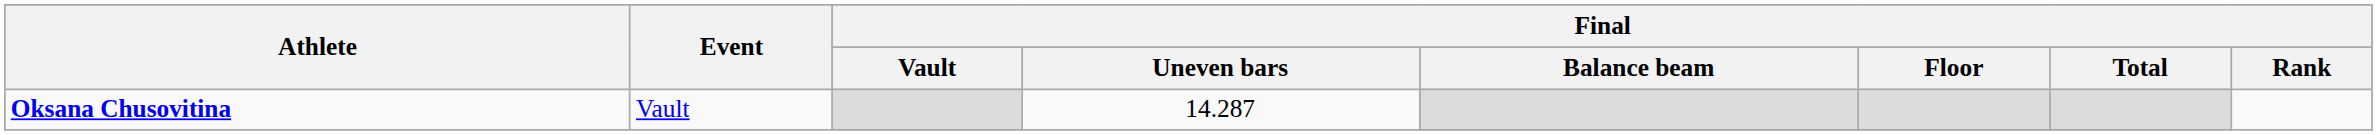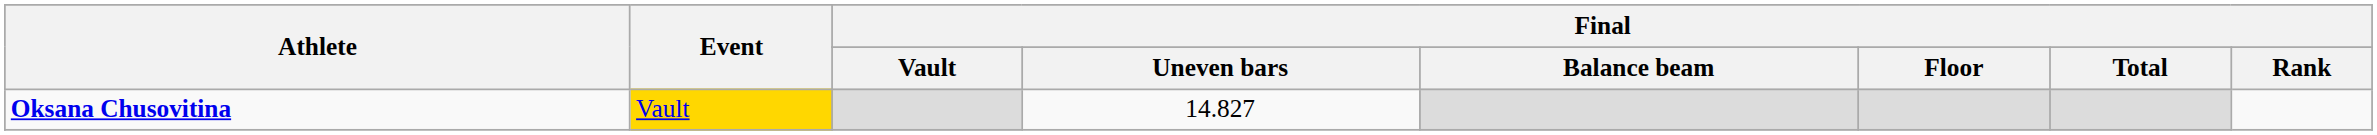(663, 109) no background -> (663, 109) gold background
(1220, 109) 14.287 -> (1220, 109) 14.827
